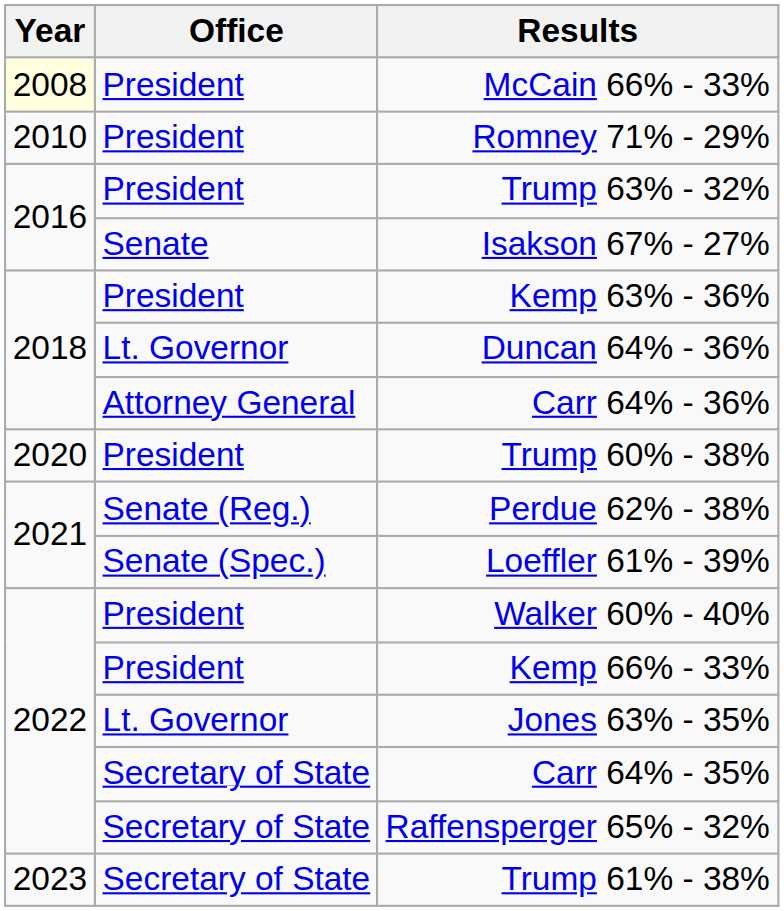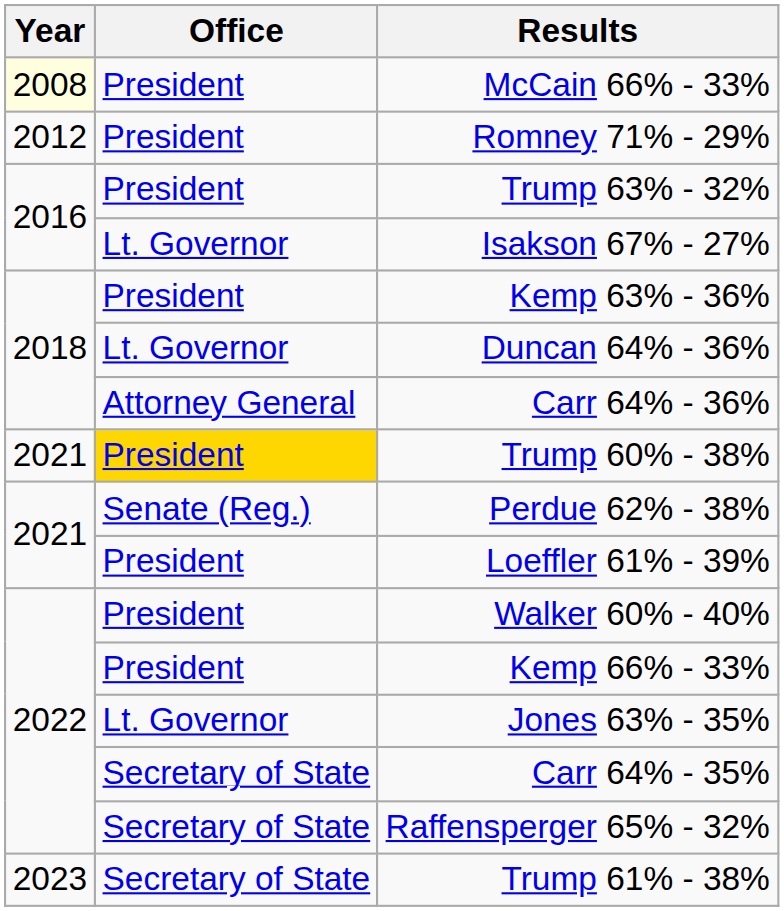(50, 137) 2010 -> (50, 137) 2012
(156, 243) Senate -> (195, 243) Lt. Governor
(50, 455) 2020 -> (50, 455) 2021
(173, 455) no background -> (173, 455) gold background
(214, 561) Senate (Spec.) -> (173, 561) President
